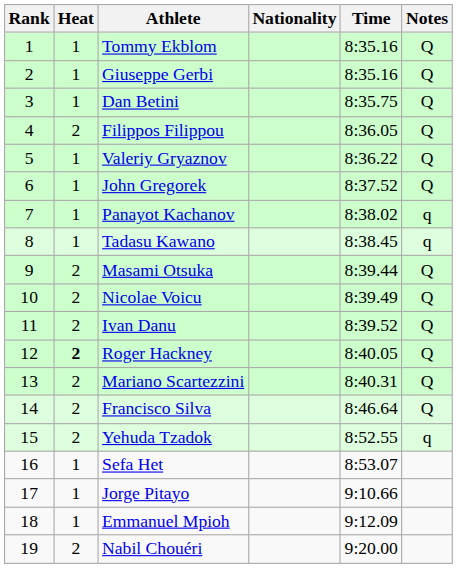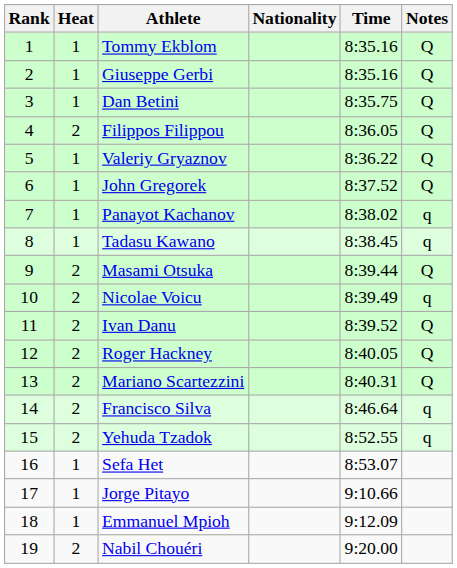(427, 297) Q -> (427, 297) q
(76, 353) bold -> (76, 353) normal
(427, 409) Q -> (427, 409) q
